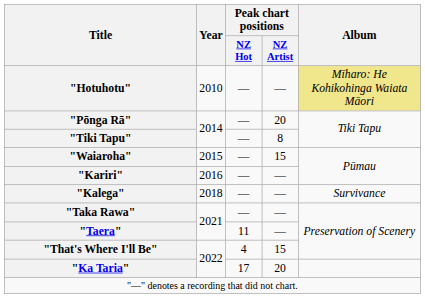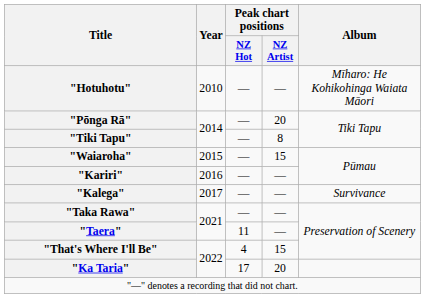(359, 88) khaki background -> (359, 88) no background
(211, 194) 2018 -> (211, 194) 2017
